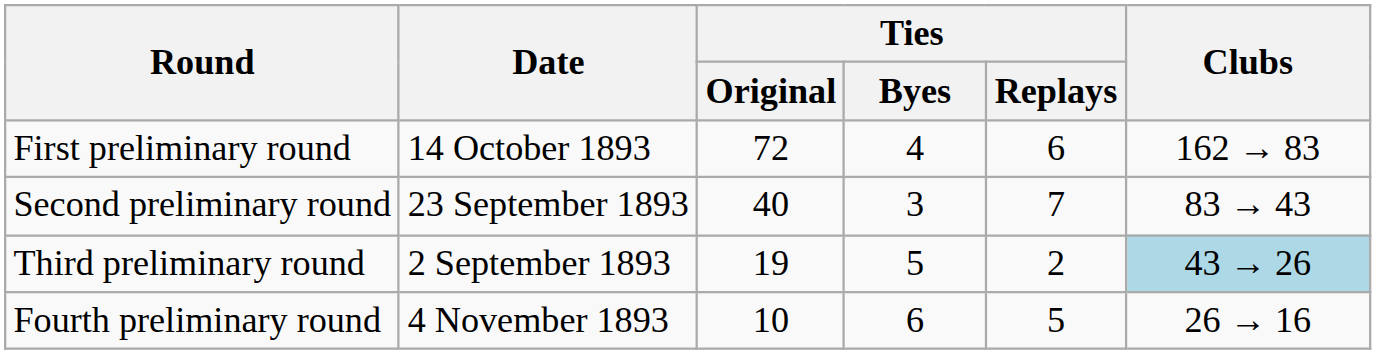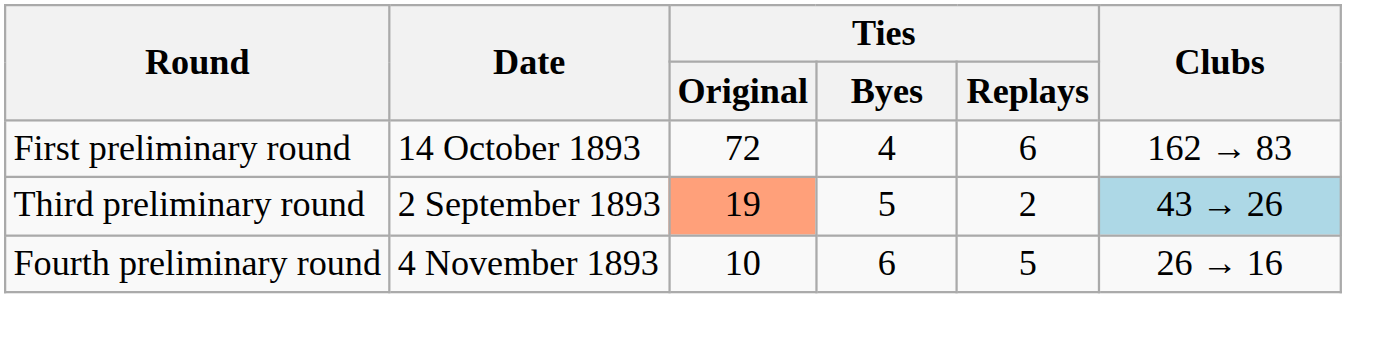- row: (202, 205)
(771, 262) no background -> (743, 205) lightsalmon background
